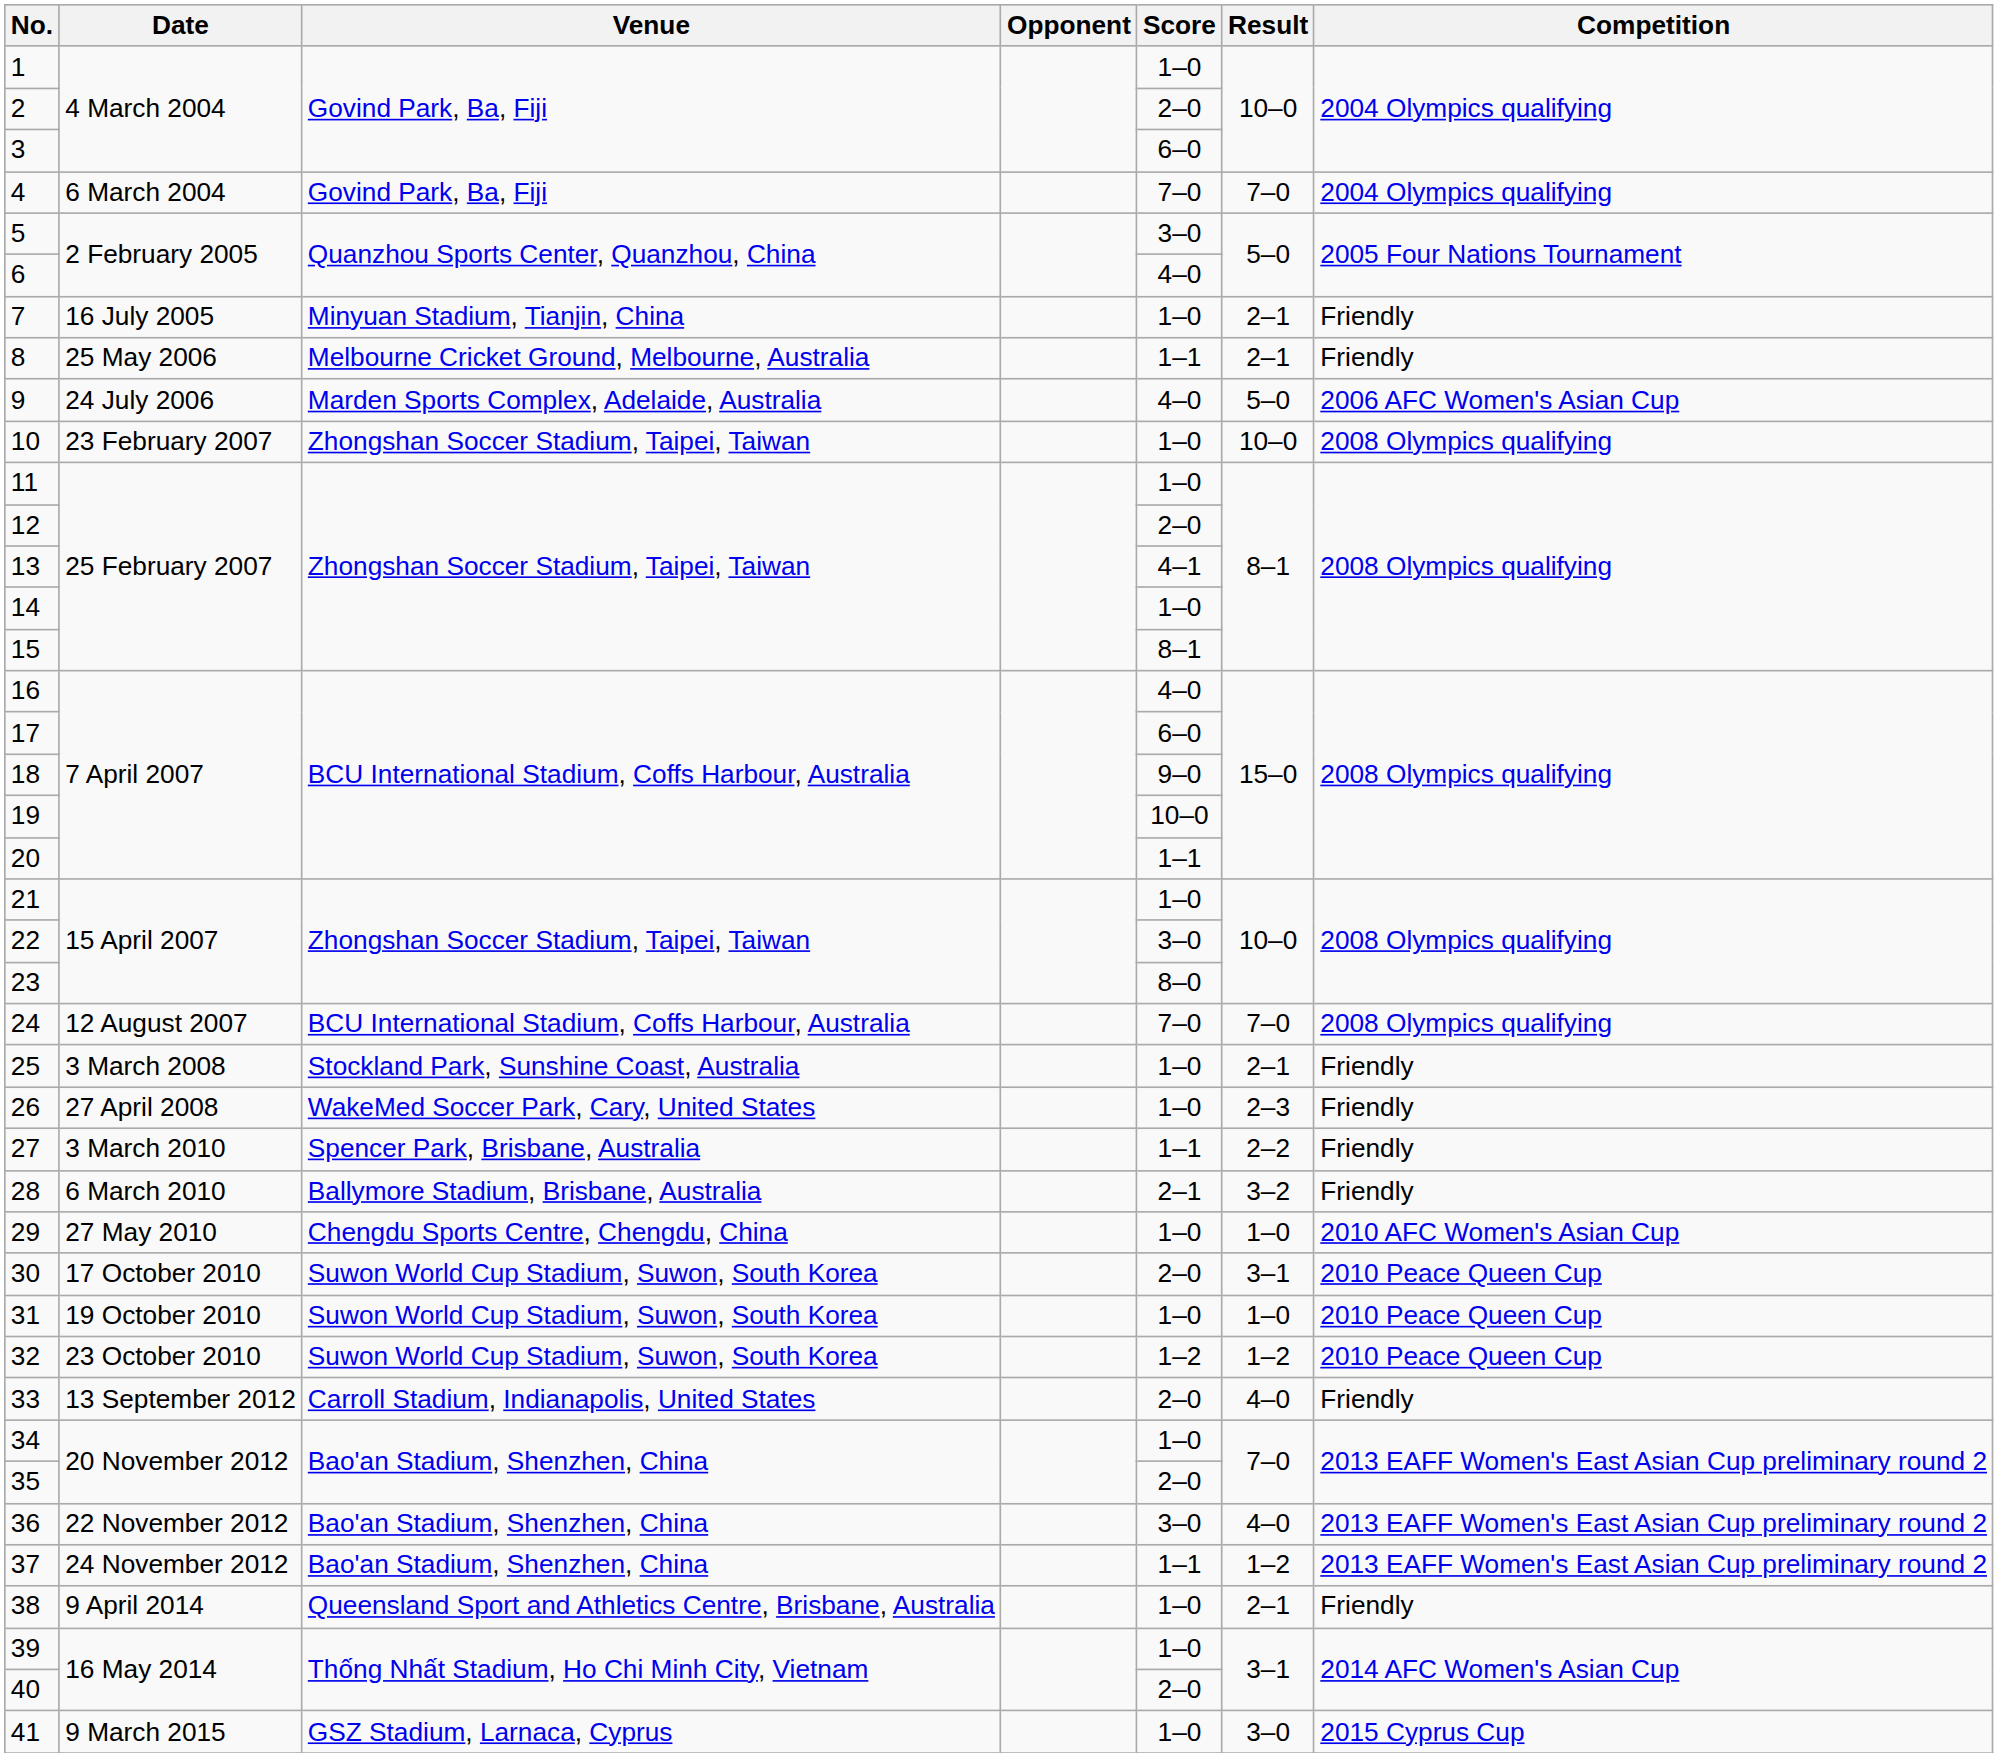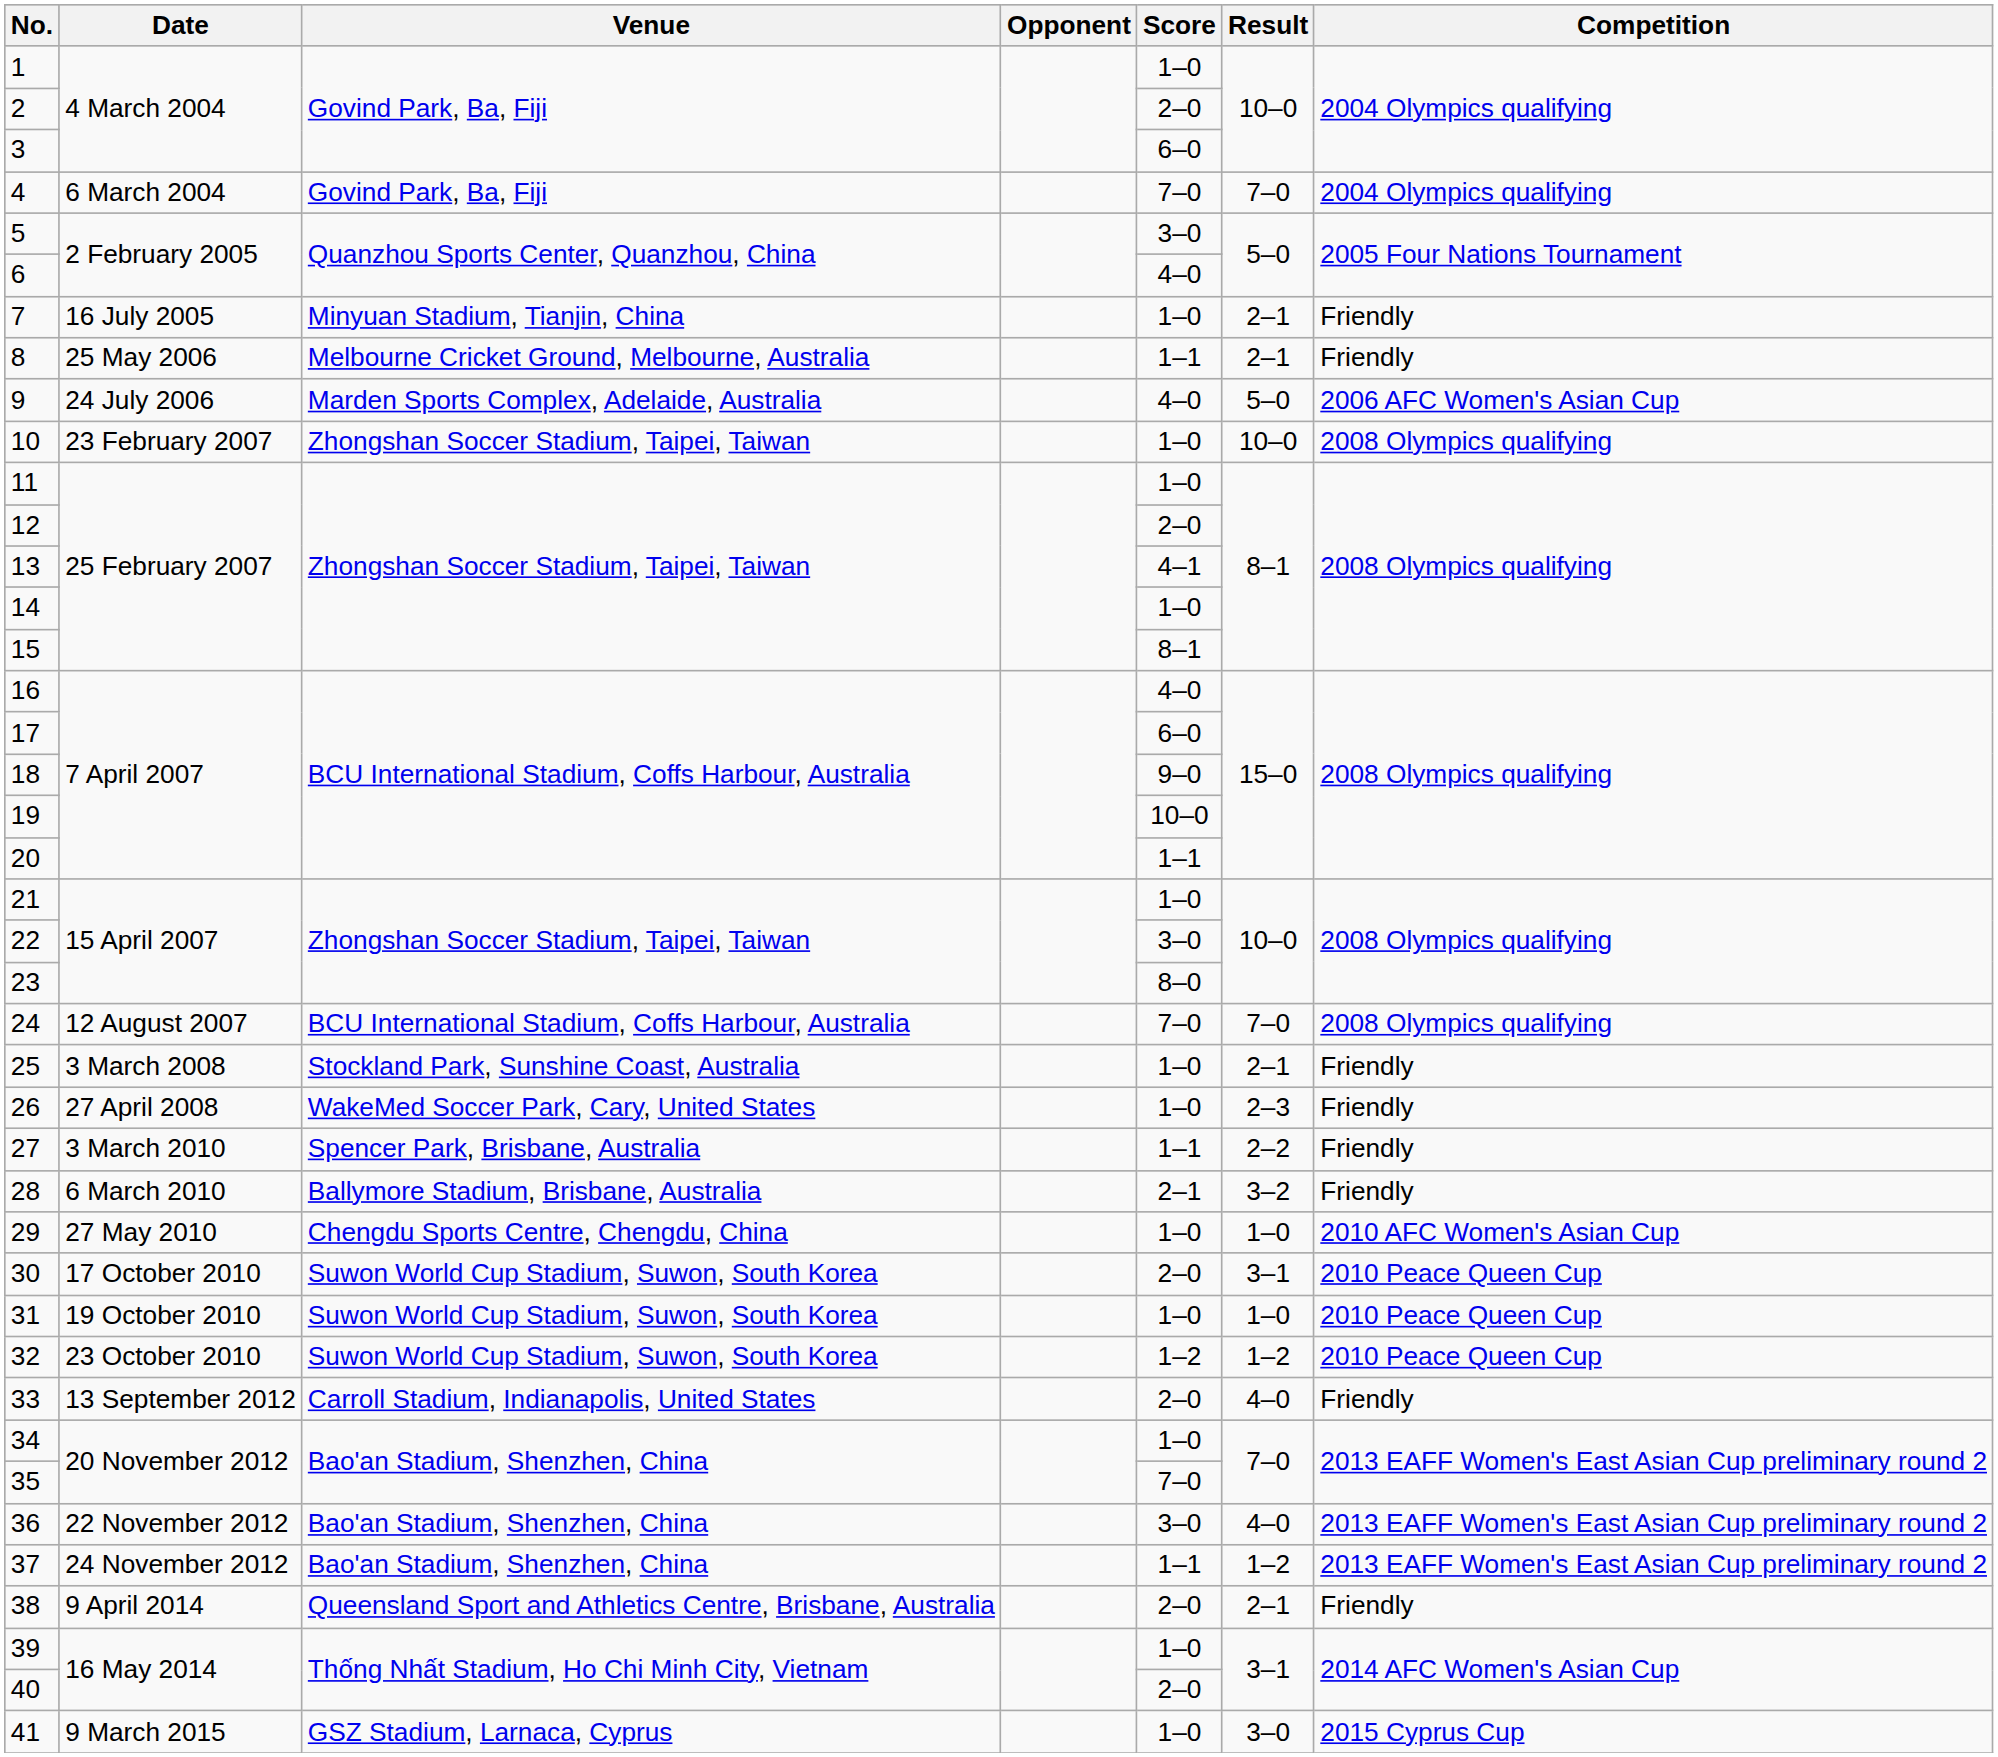(1179, 1481) 2–0 -> (1179, 1481) 7–0
(1179, 1606) 1–0 -> (1179, 1606) 2–0
